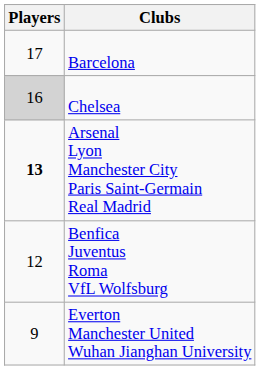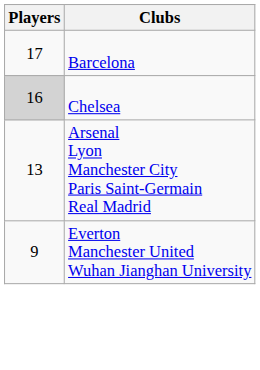(34, 170) bold -> (34, 170) normal
- row: (118, 261)
